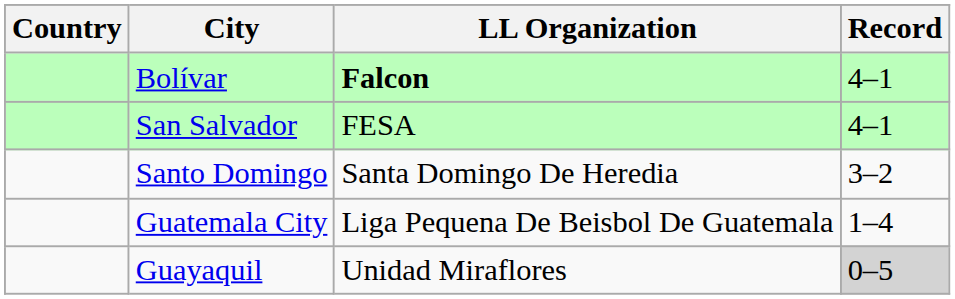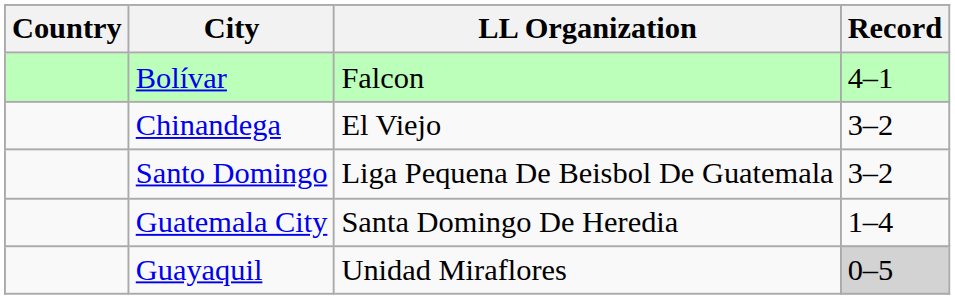(385, 76) bold -> (383, 76) normal
- row: (216, 125)
+ row: (208, 125)
(510, 173) Santa Domingo De Heredia -> (588, 173) Liga Pequena De Beisbol De Guatemala
(588, 221) Liga Pequena De Beisbol De Guatemala -> (510, 221) Santa Domingo De Heredia
